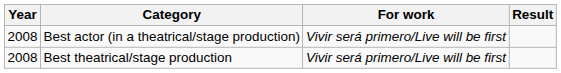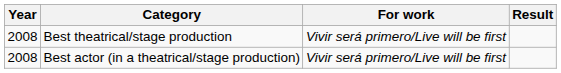rows swapped: (138, 57) <-> (172, 36)
